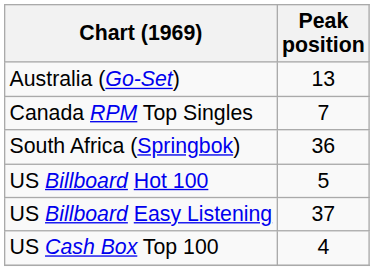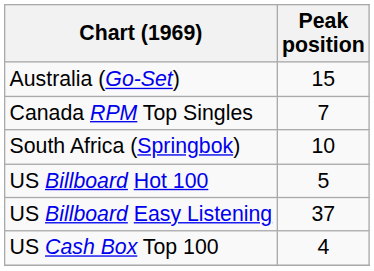(323, 79) 13 -> (323, 79) 15
(323, 146) 36 -> (323, 146) 10
